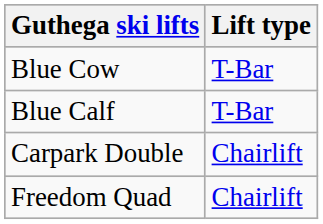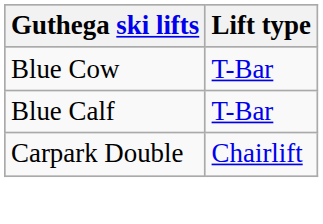- row: (91, 196)
